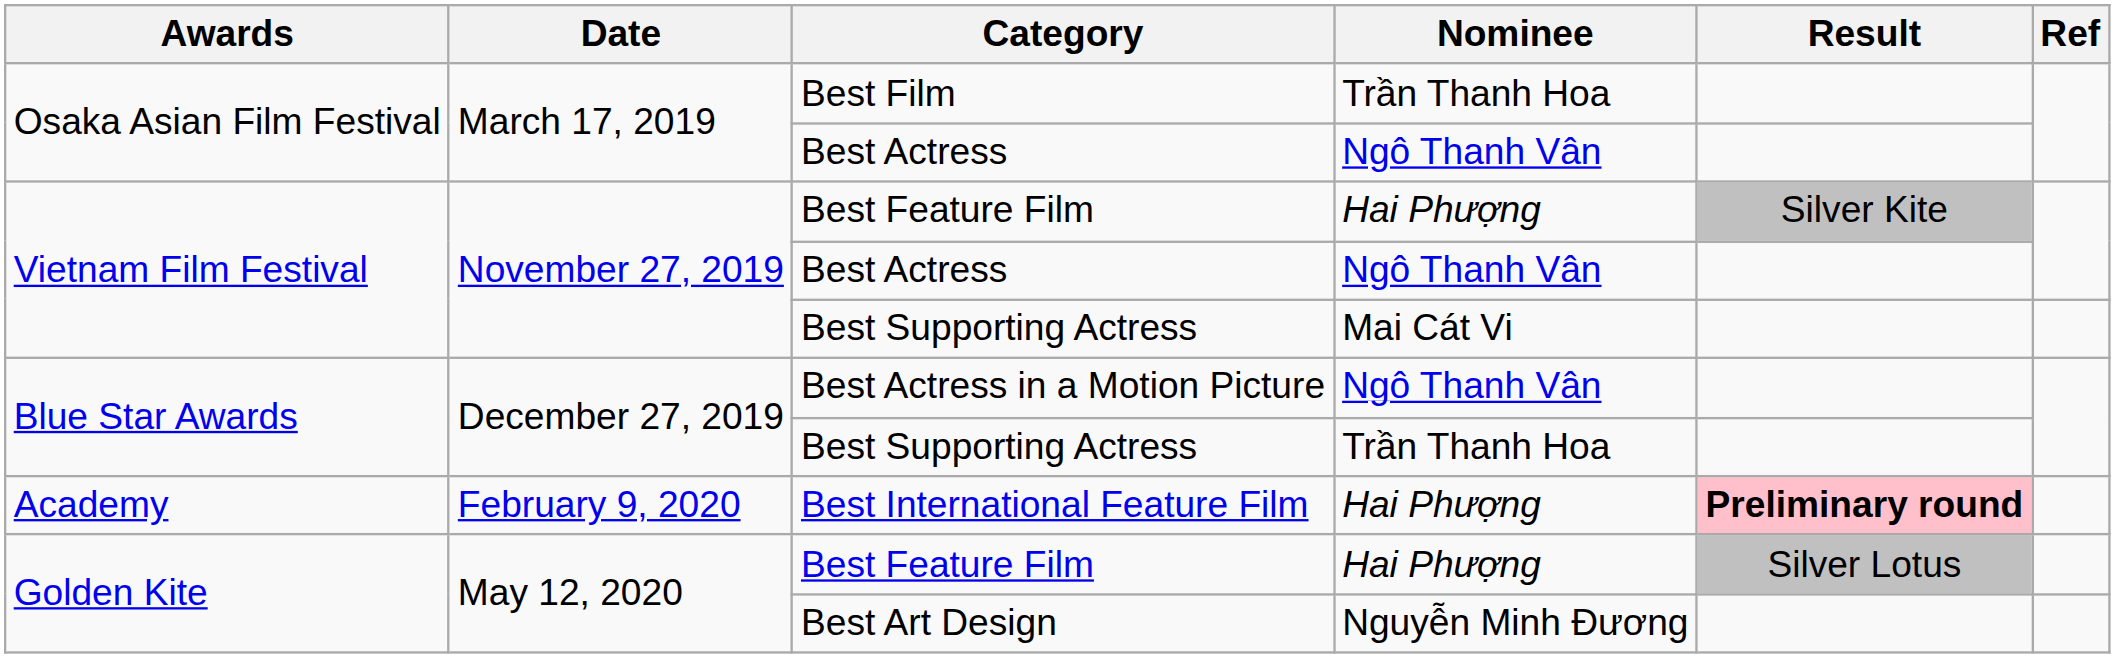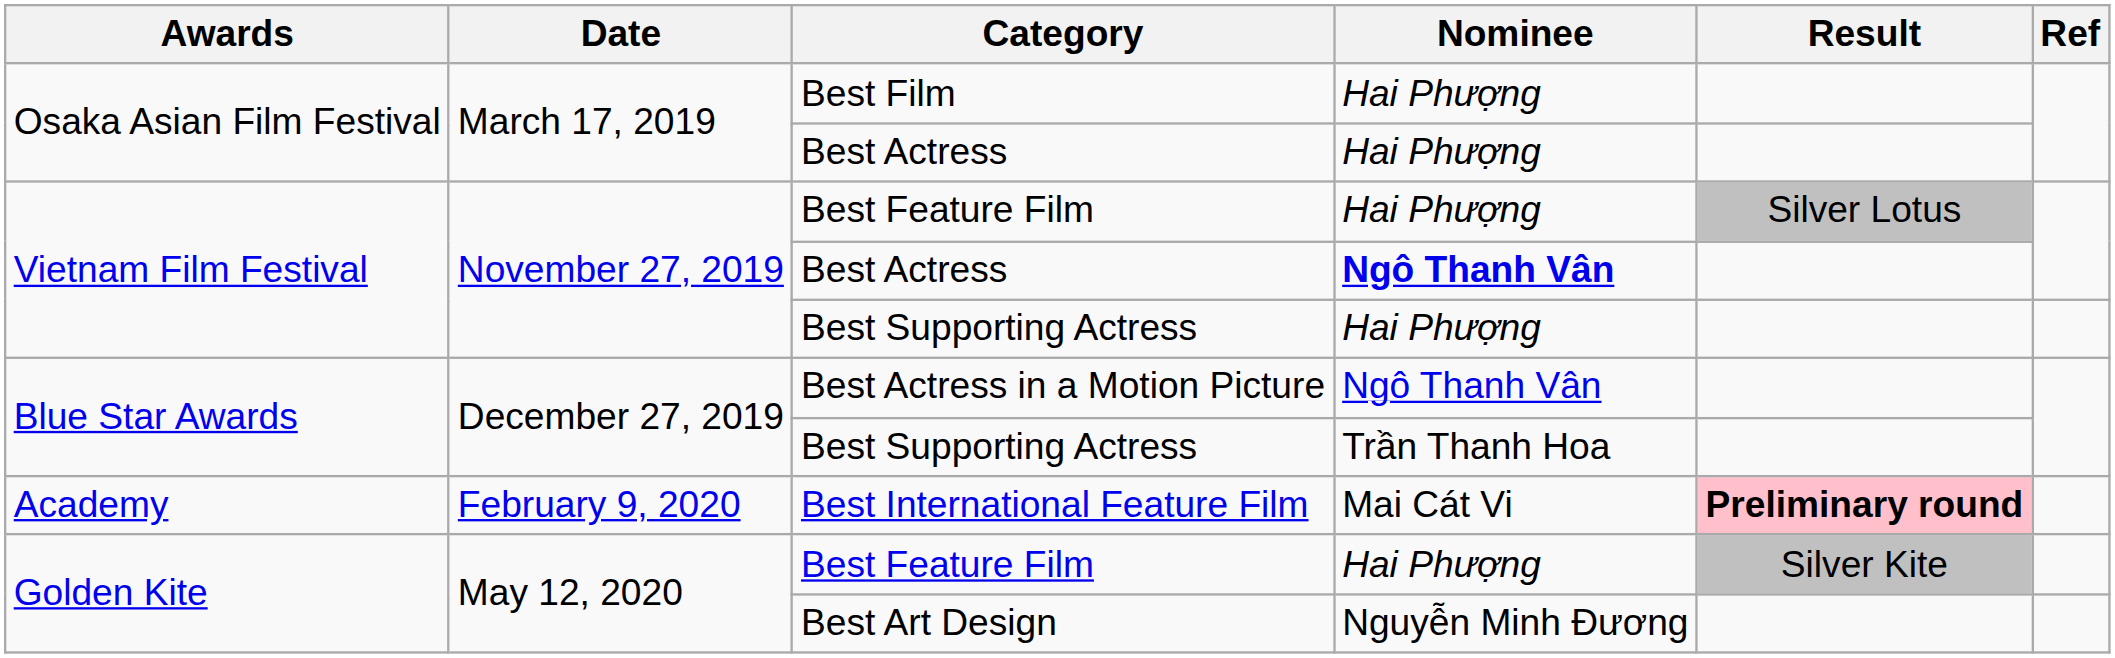(1476, 92) Trần Thanh Hoa -> (1441, 92) Hai Phượng
(1472, 151) Ngô Thanh Vân -> (1441, 151) Hai Phượng
(1864, 210) Silver Kite -> (1864, 210) Silver Lotus
(1472, 269) normal -> (1478, 269) bold
(1427, 328) Mai Cát Vi -> (1441, 328) Hai Phượng
(1441, 504) Hai Phượng -> (1427, 504) Mai Cát Vi
(1864, 563) Silver Lotus -> (1864, 563) Silver Kite
